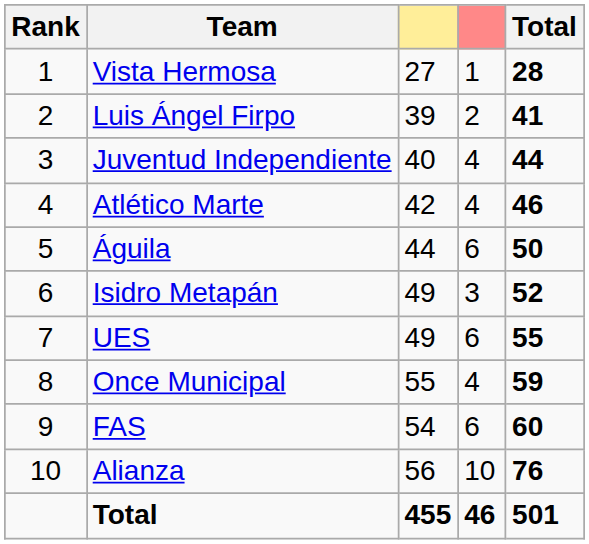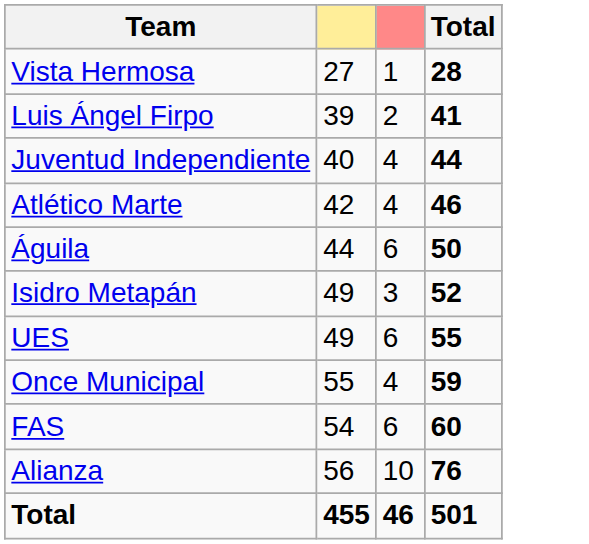- column: (46, 26)
